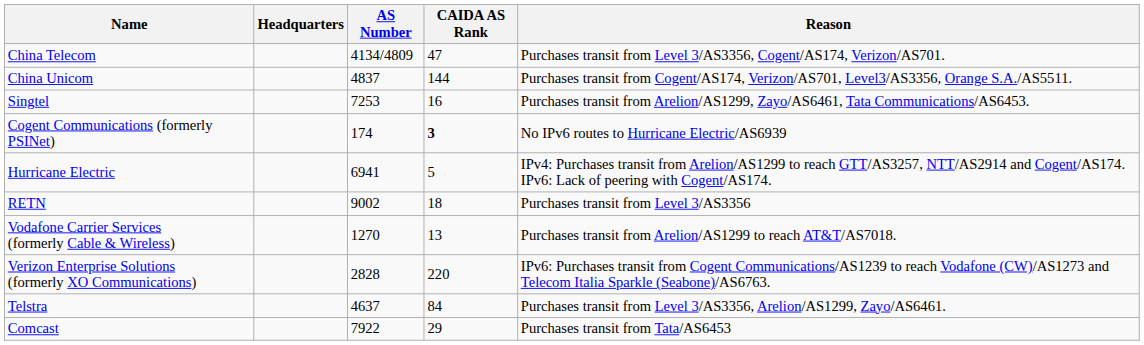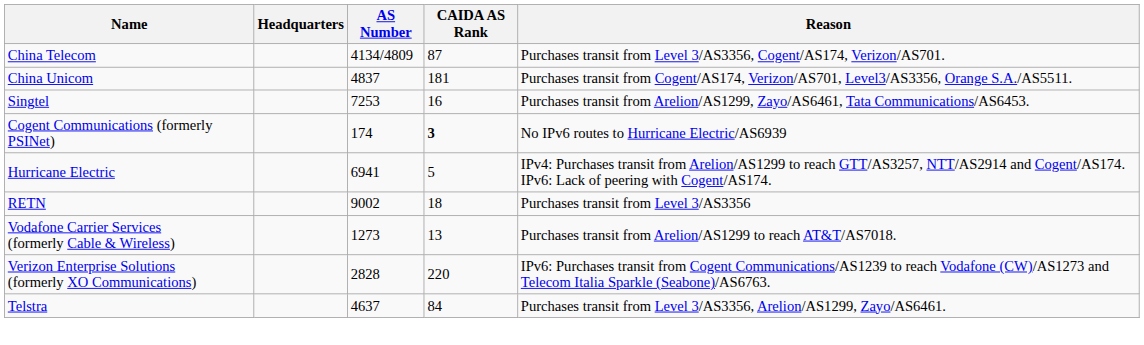(435, 55) 47 -> (435, 55) 87
(438, 78) 144 -> (438, 78) 181
(365, 235) 1270 -> (365, 235) 1273
- row: (33, 328)
